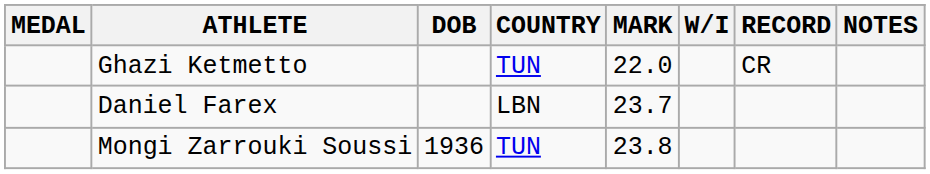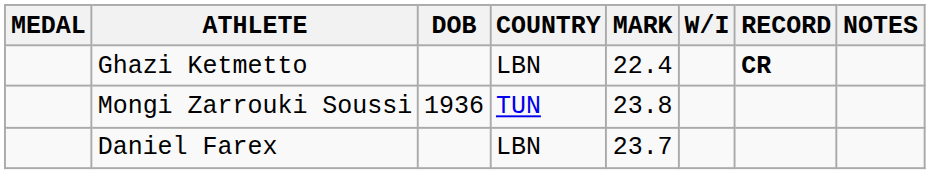(518, 66) TUN -> (518, 66) LBN
(643, 66) 22.0 -> (643, 66) 22.4
(756, 66) normal -> (756, 66) bold
rows swapped: (188, 107) <-> (255, 147)
